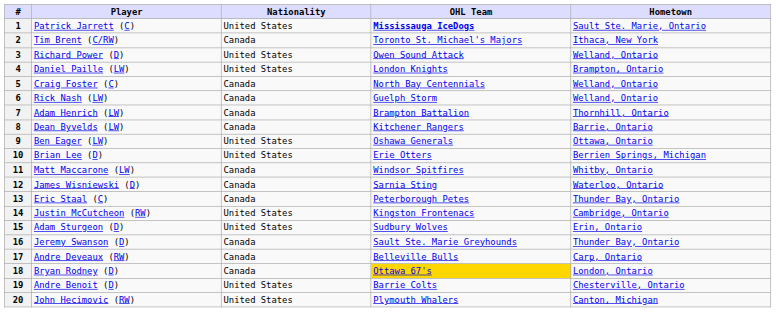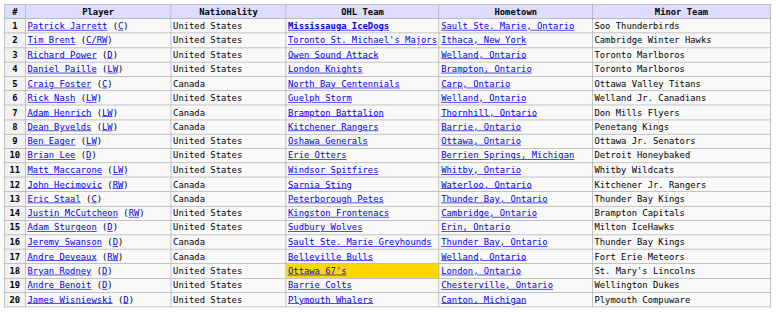+ column: (681, 12)
(240, 40) Canada -> (208, 40) United States
(616, 84) Welland, Ontario -> (476, 84) Carp, Ontario
(240, 98) Canada -> (208, 98) United States
(240, 170) Canada -> (208, 170) United States
(87, 184) James Wisniewski (D) -> (78, 184) John Hecimovic (RW)
(608, 256) Carp, Ontario -> (484, 256) Welland, Ontario
(240, 271) Canada -> (208, 271) United States
(84, 300) John Hecimovic (RW) -> (81, 300) James Wisniewski (D)
